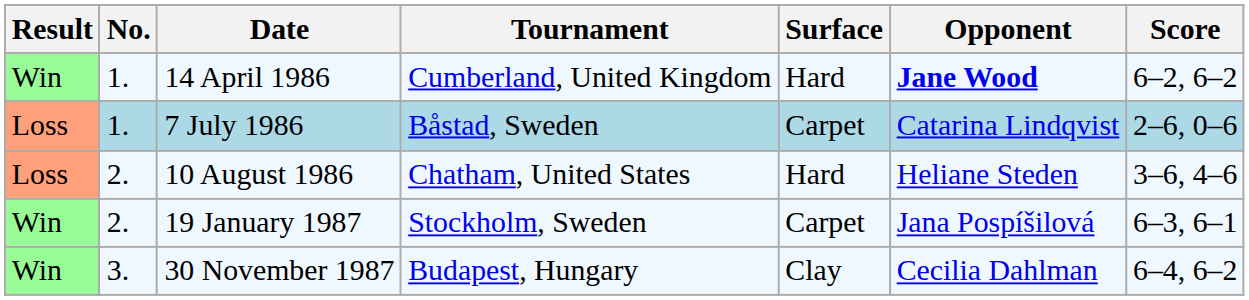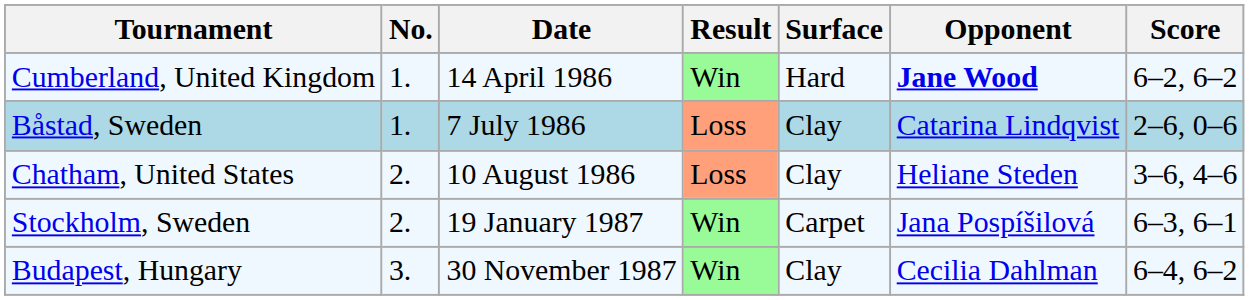columns swapped: (52, 28) <-> (590, 28)
(825, 124) Carpet -> (813, 124) Clay
(815, 173) Hard -> (813, 173) Clay
